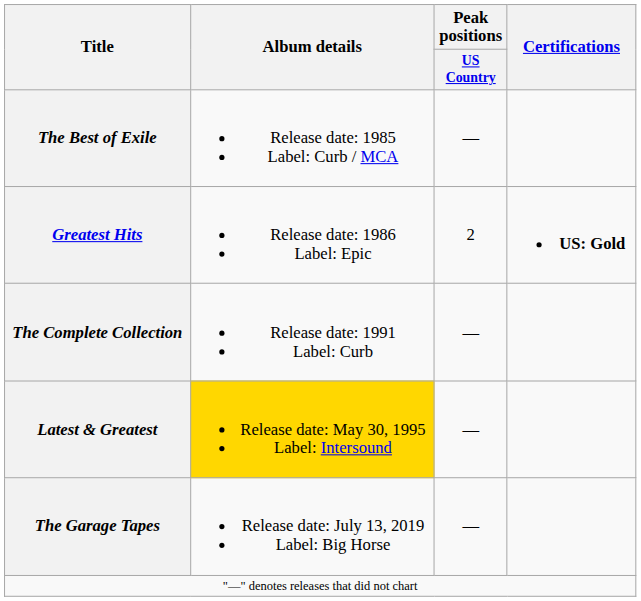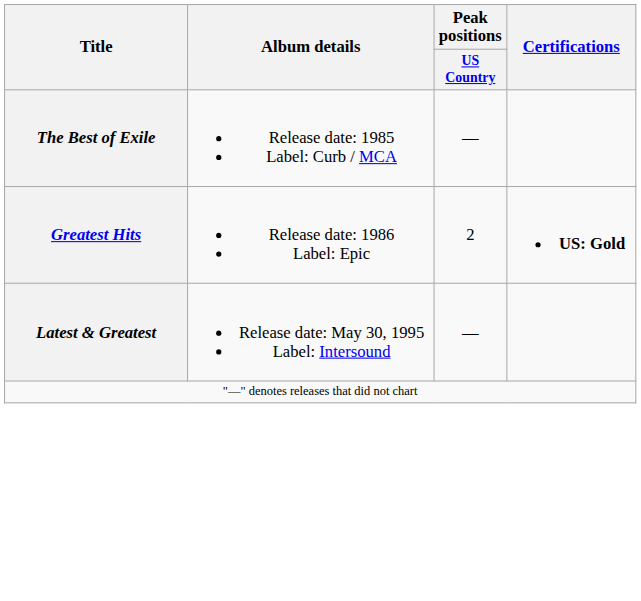- row: (97, 332)
(312, 439) gold background -> (311, 342) no background
- row: (97, 526)
